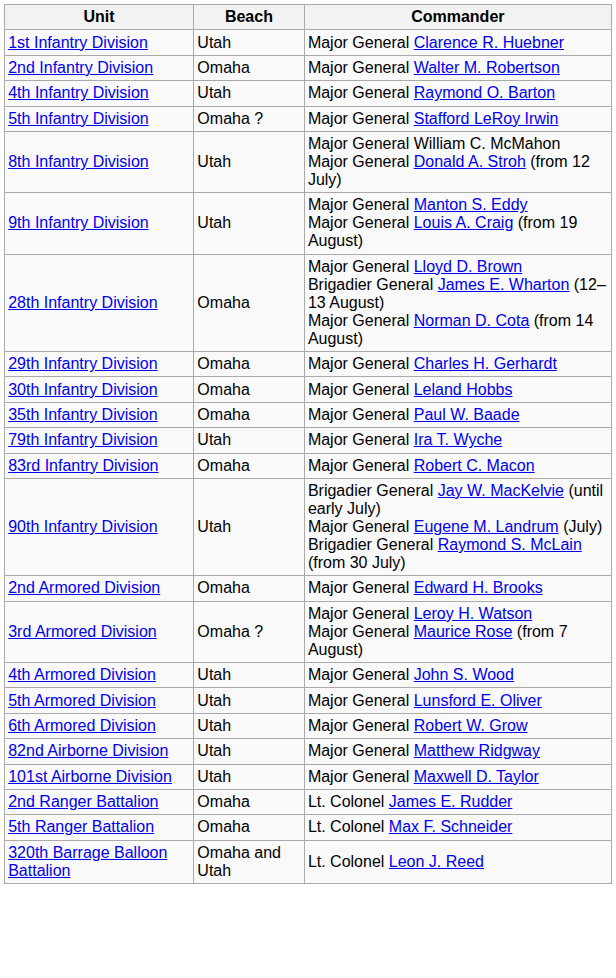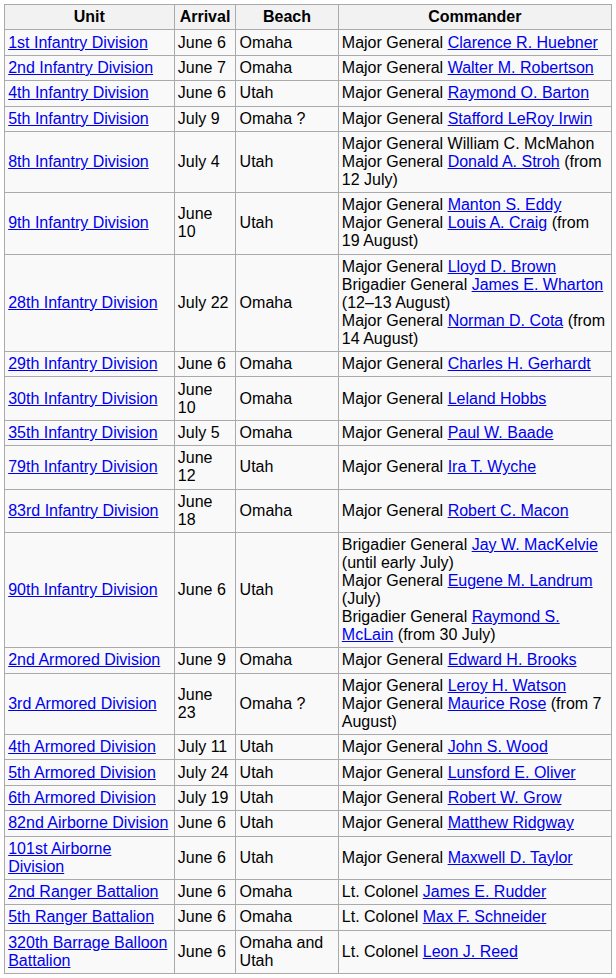+ column: (205, 17)
(214, 42) Utah -> (266, 42) Omaha
